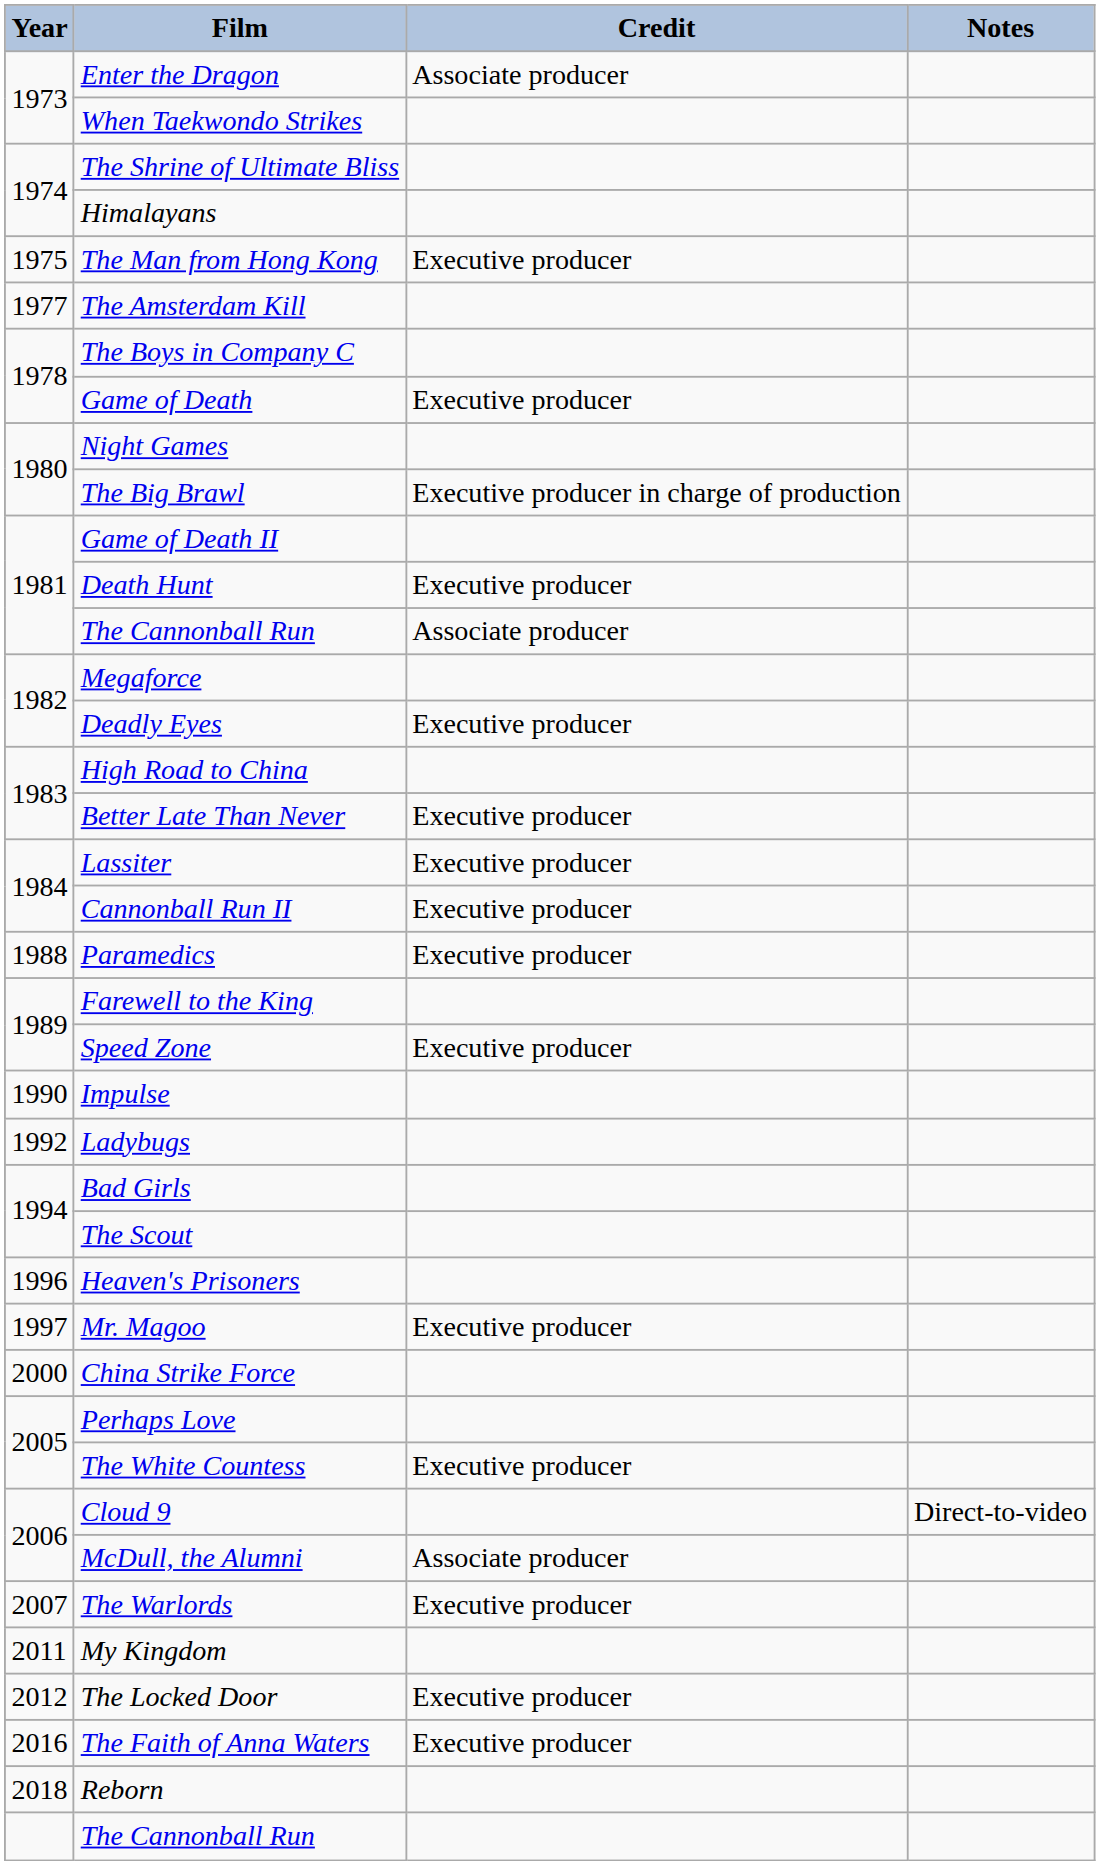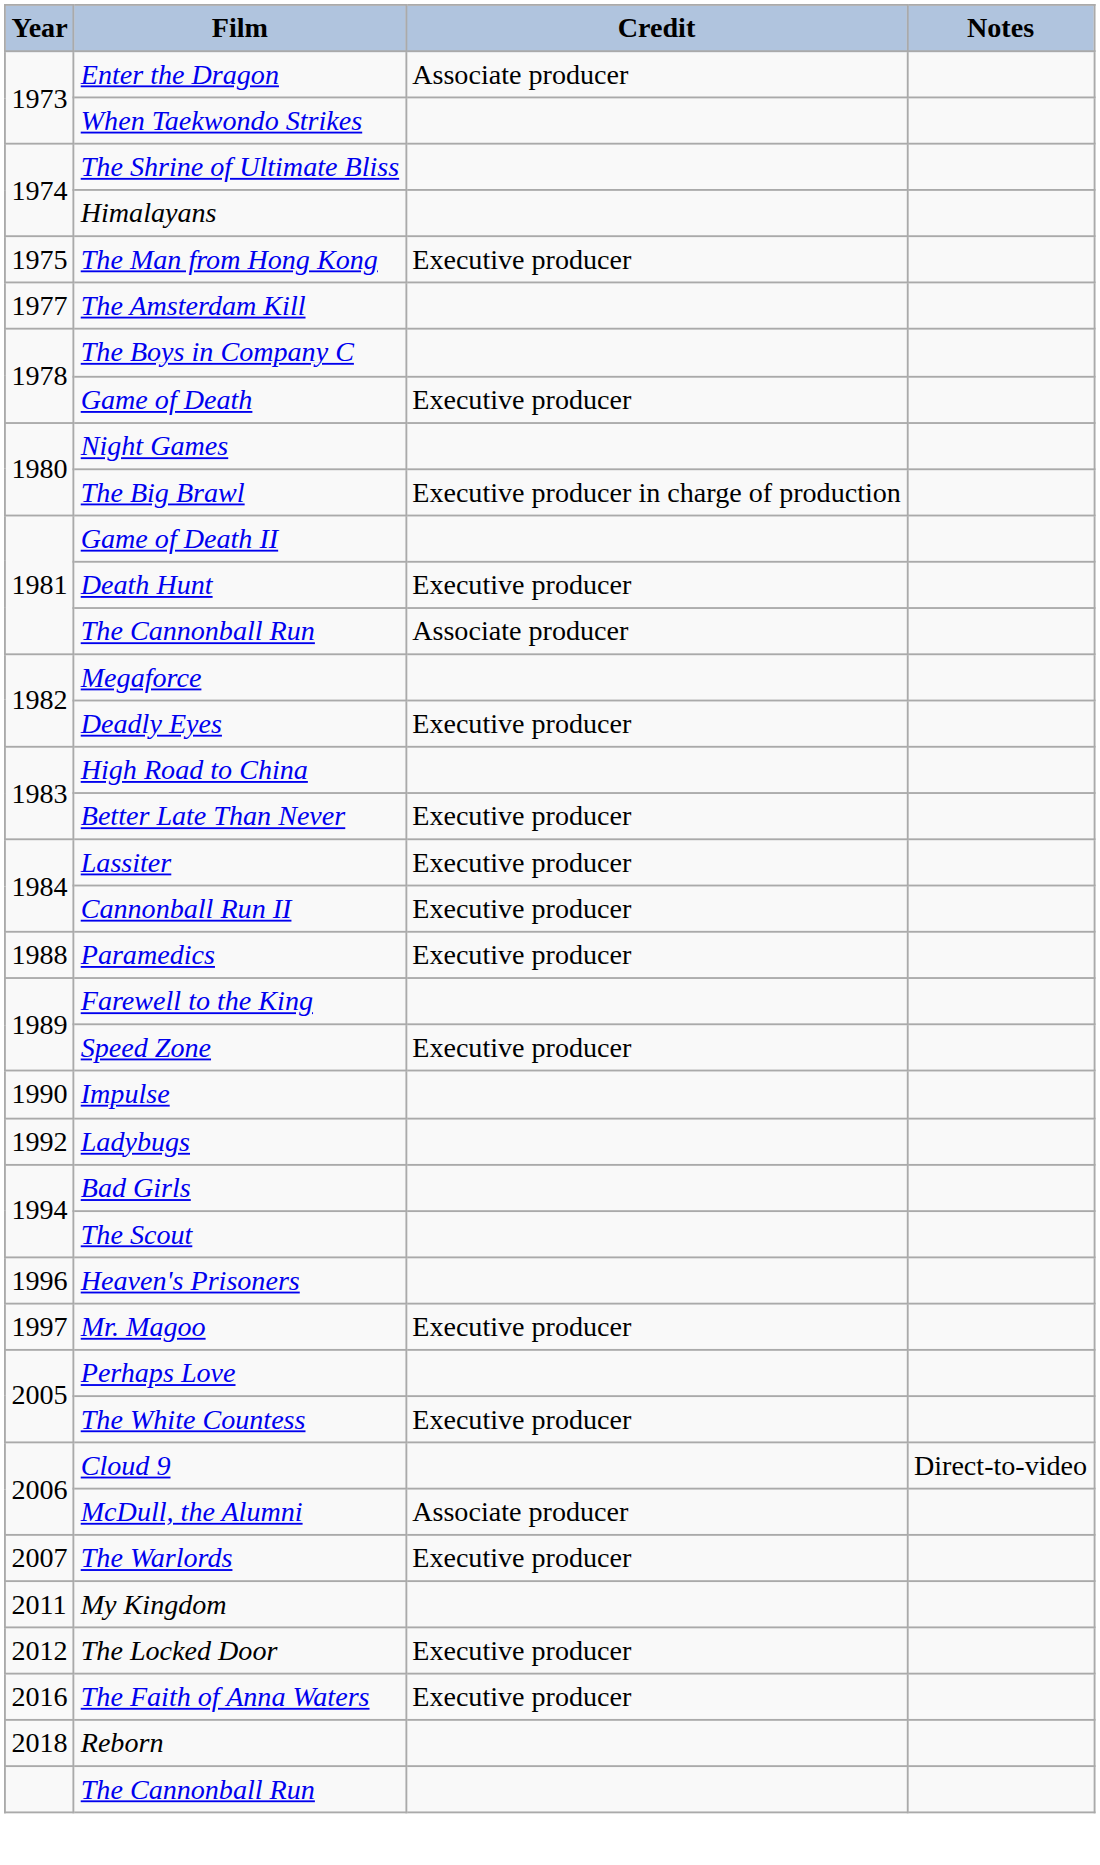- row: (40, 1372)
